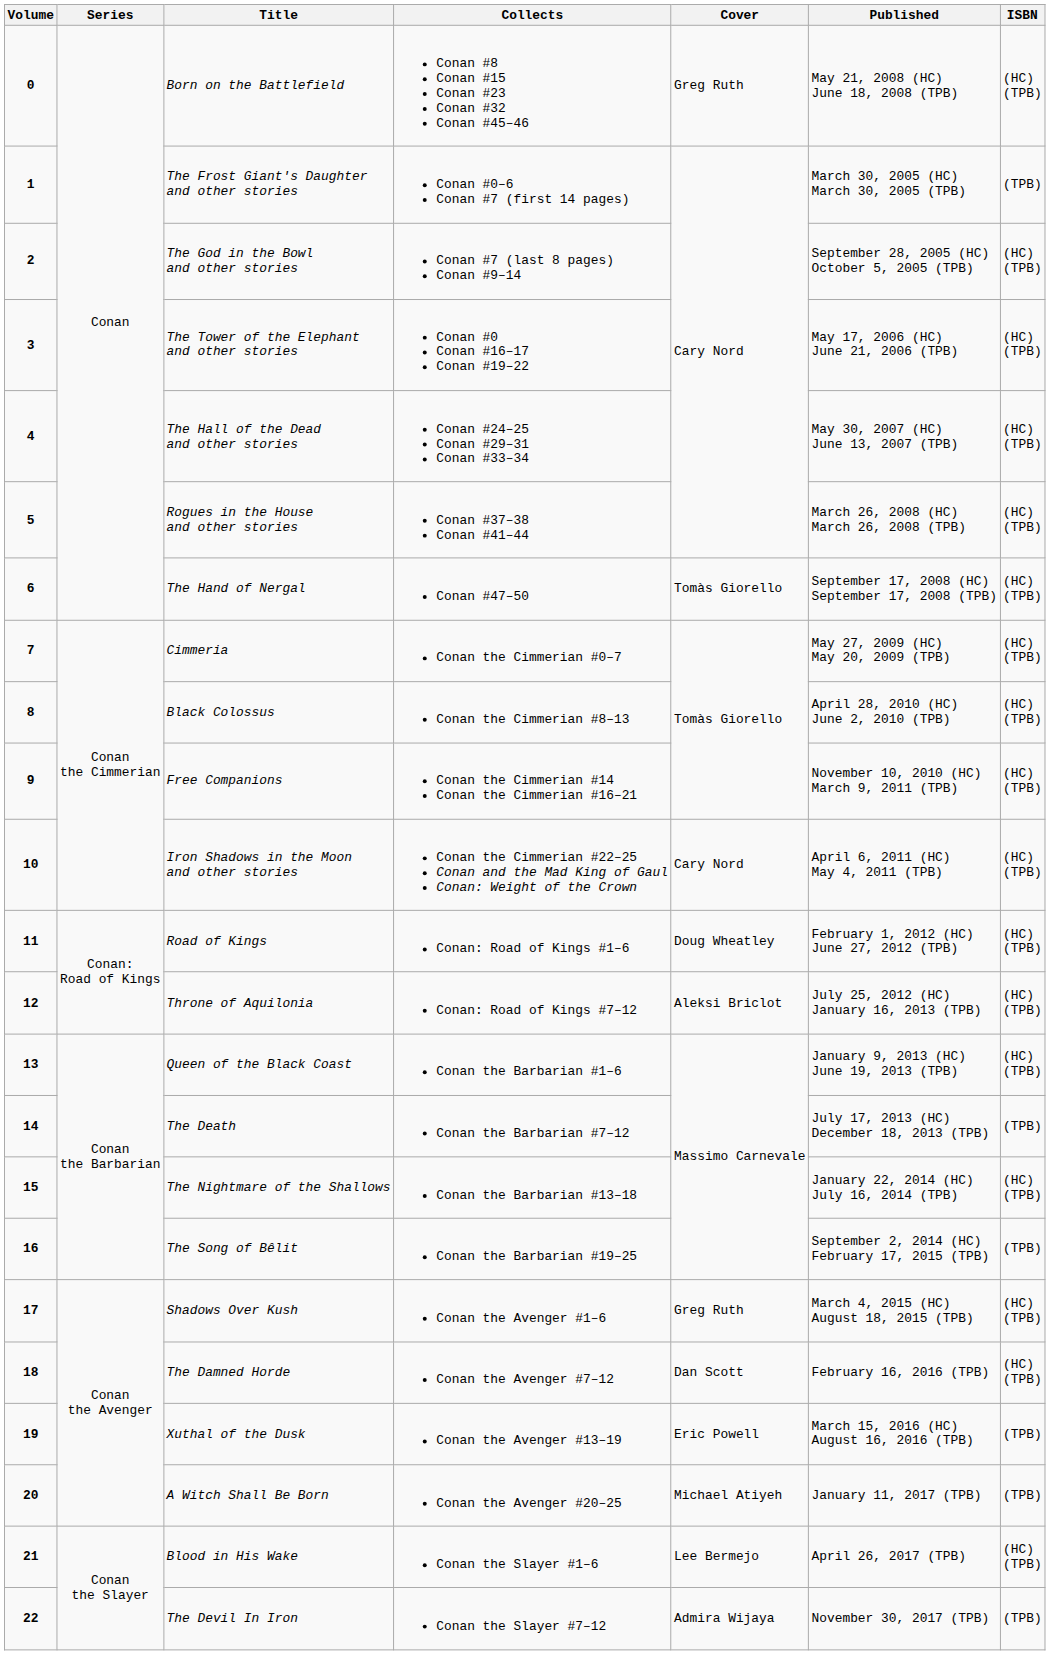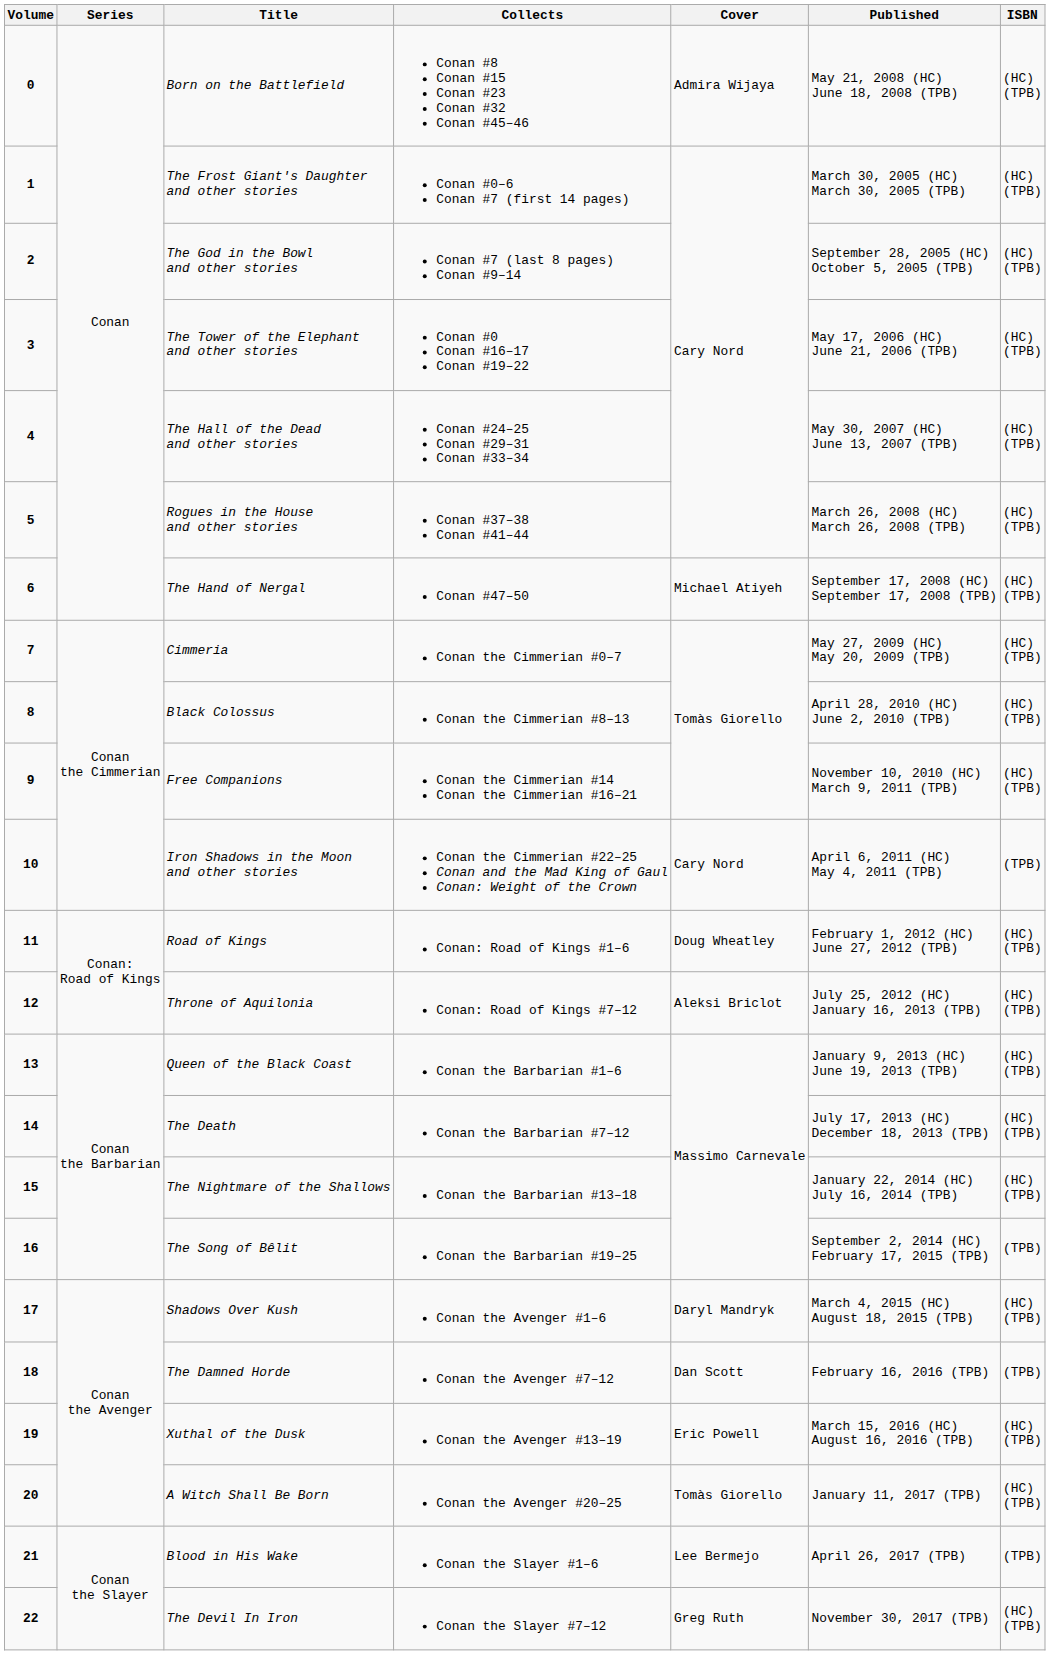(709, 86) Greg Ruth -> (724, 86) Admira Wijaya
(1022, 185) (TPB) -> (1022, 185) (HC) (TPB)
(728, 589) Tomàs Giorello -> (728, 589) Michael Atiyeh
(1022, 865) (HC) (TPB) -> (1022, 865) (TPB)
(1022, 1126) (TPB) -> (1022, 1126) (HC) (TPB)
(709, 1311) Greg Ruth -> (724, 1311) Daryl Mandryk
(1022, 1372) (HC) (TPB) -> (1022, 1372) (TPB)
(1022, 1434) (TPB) -> (1022, 1434) (HC) (TPB)
(728, 1495) Michael Atiyeh -> (728, 1495) Tomàs Giorello
(1022, 1495) (TPB) -> (1022, 1495) (HC) (TPB)
(1022, 1557) (HC) (TPB) -> (1022, 1557) (TPB)
(724, 1619) Admira Wijaya -> (709, 1619) Greg Ruth
(1022, 1619) (TPB) -> (1022, 1619) (HC) (TPB)
